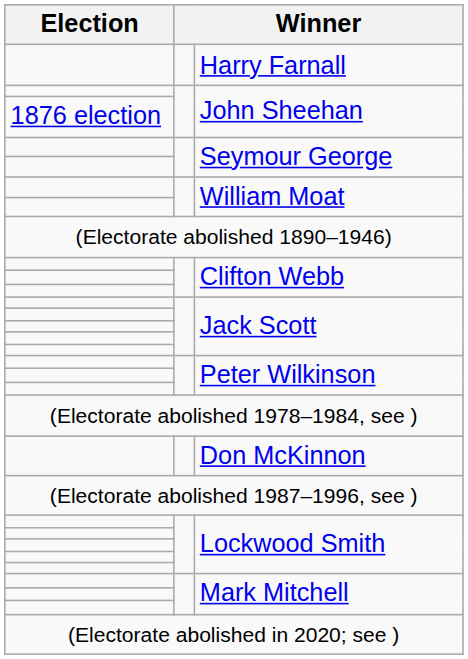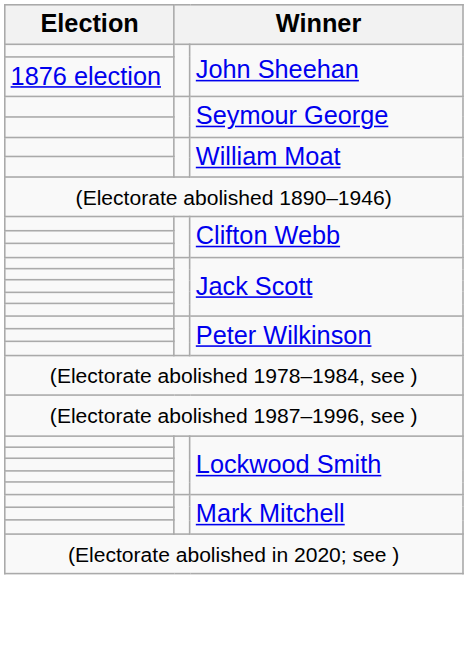- row: (90, 65)
- row: (90, 456)
